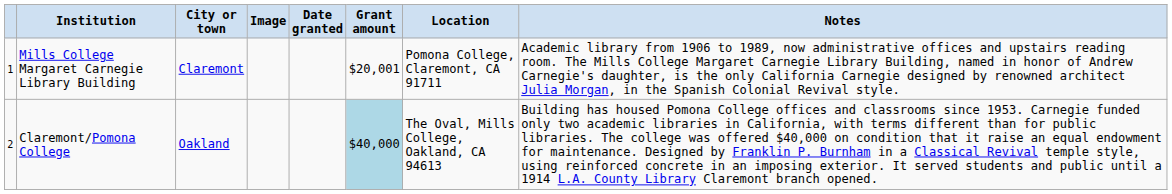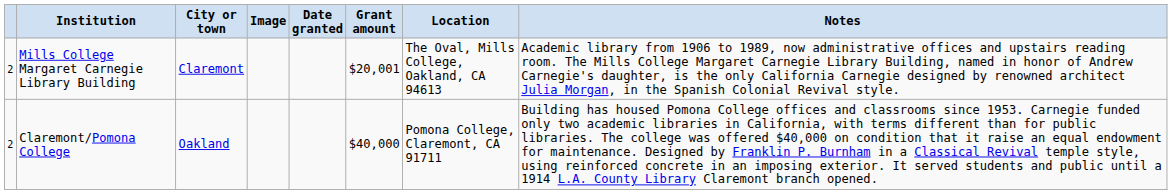(10, 70) 1 -> (10, 70) 2
(460, 69) Pomona College, Claremont, CA 91711 -> (460, 69) The Oval, Mills College, Oakland, CA 94613
(374, 144) lightblue background -> (374, 144) no background
(460, 144) The Oval, Mills College, Oakland, CA 94613 -> (460, 144) Pomona College, Claremont, CA 91711
